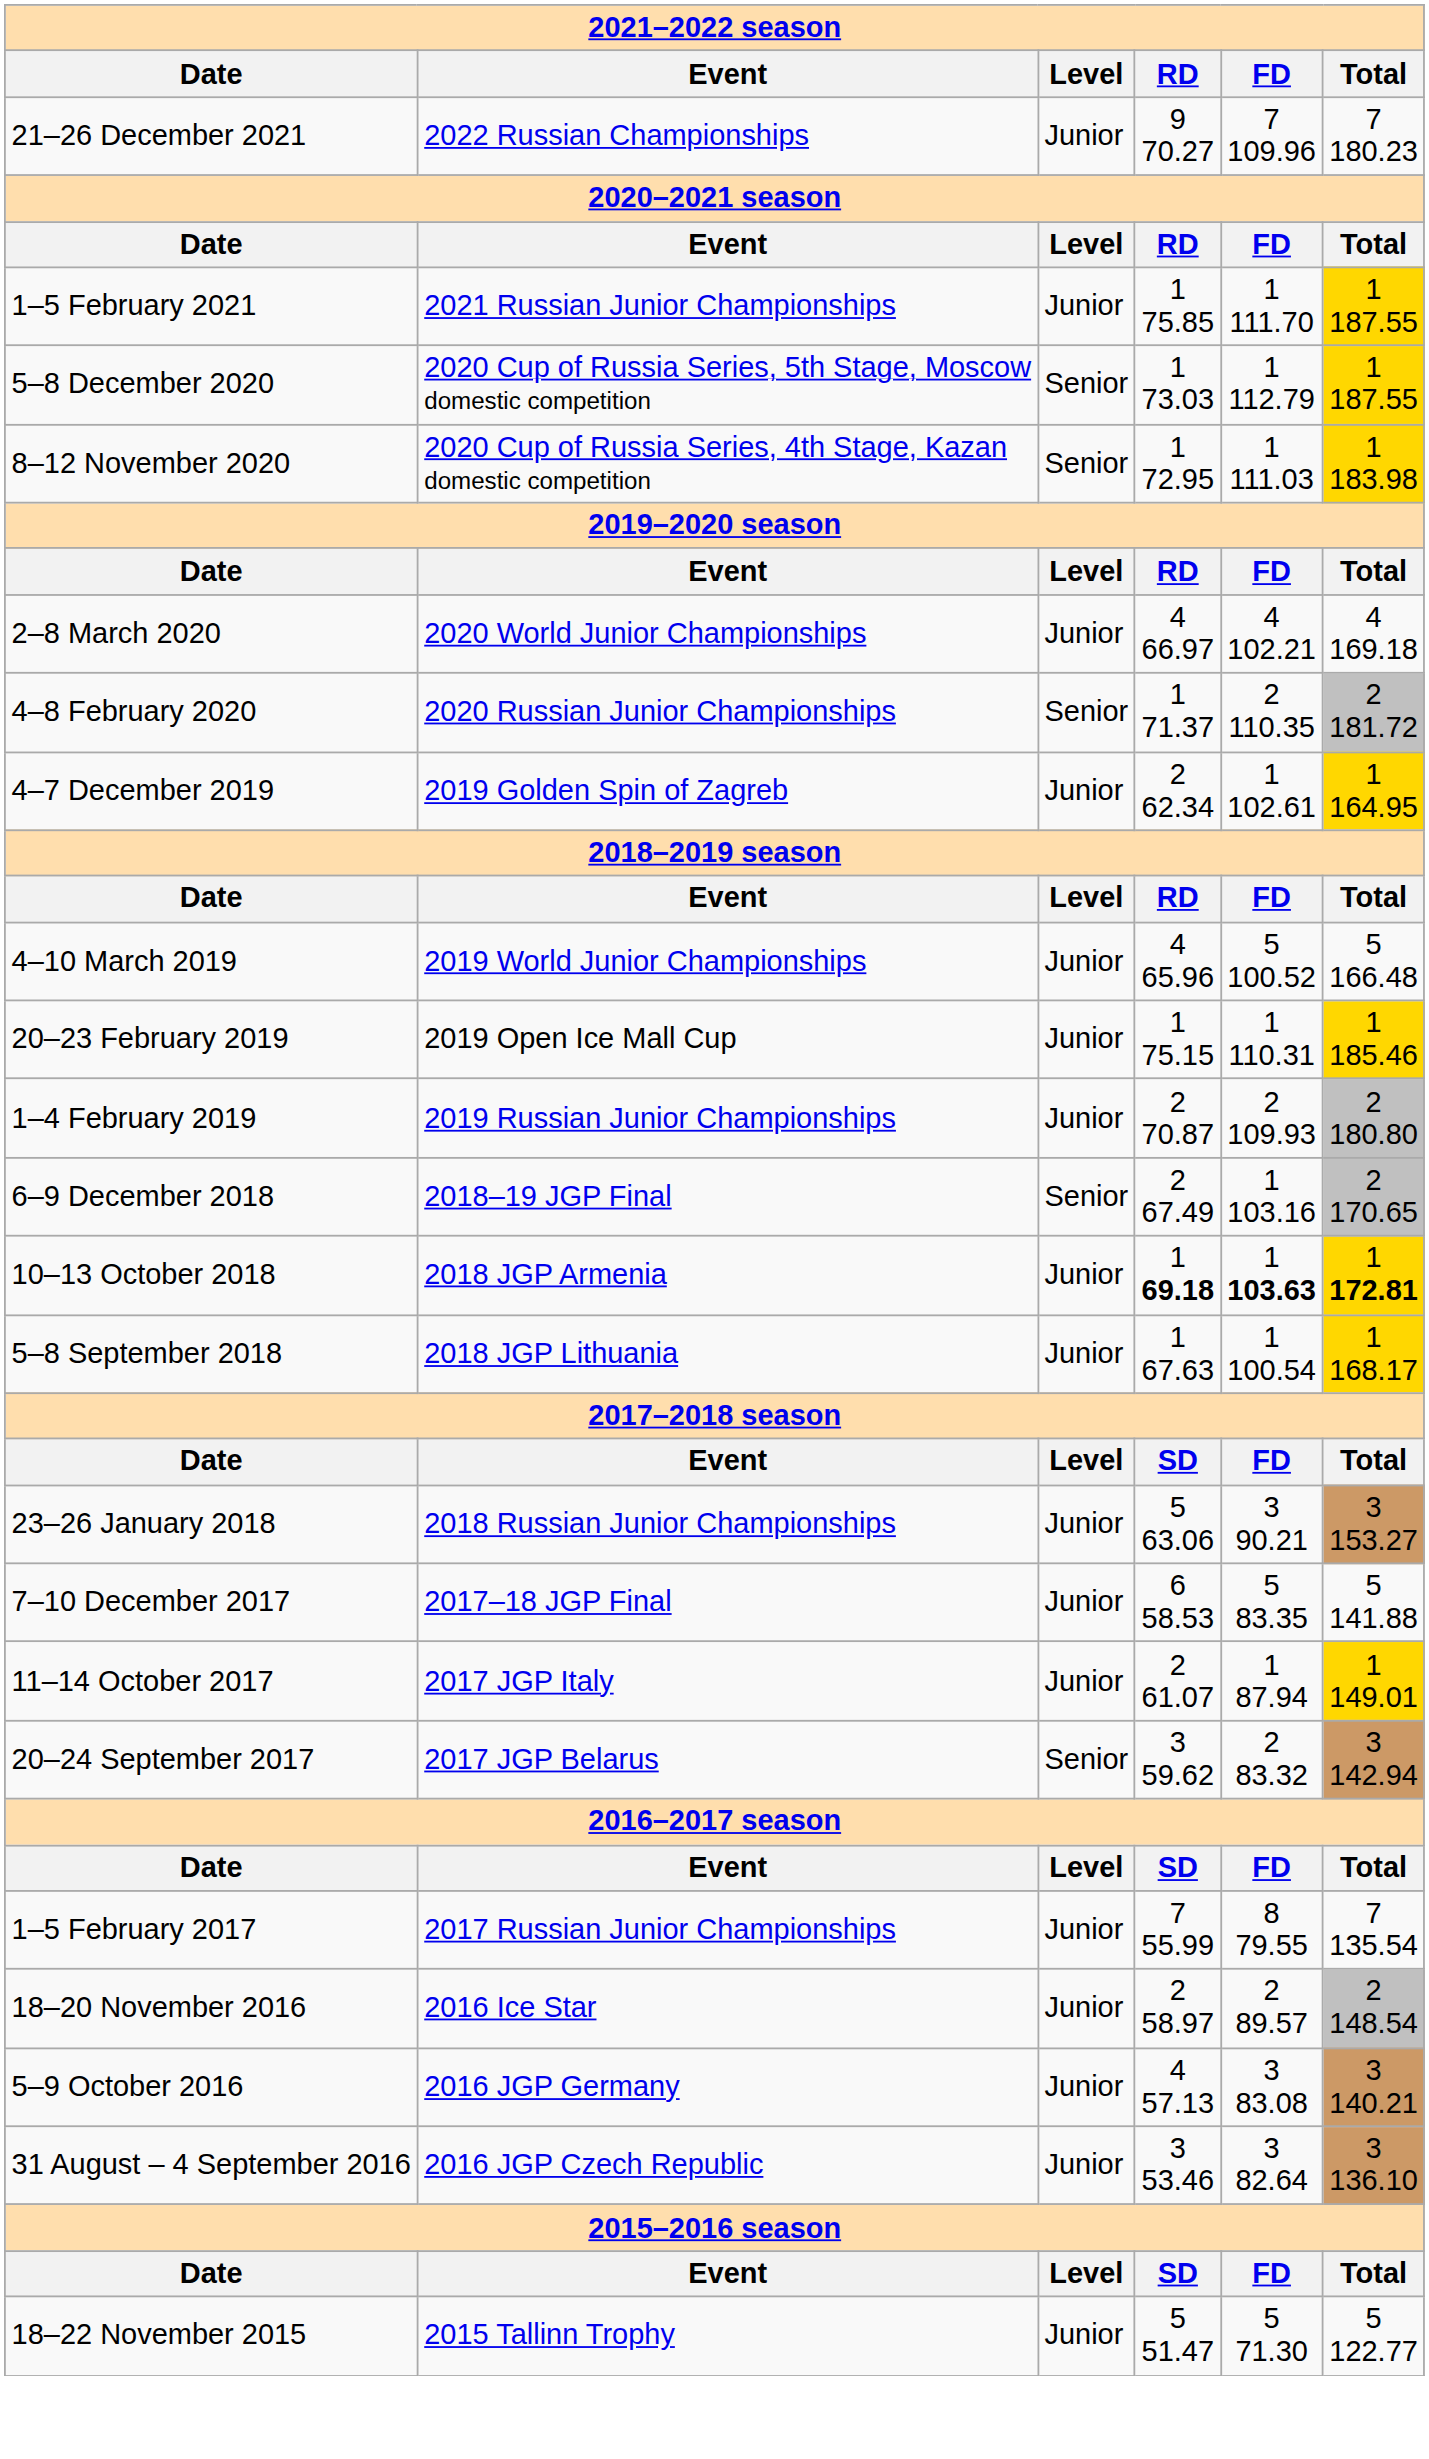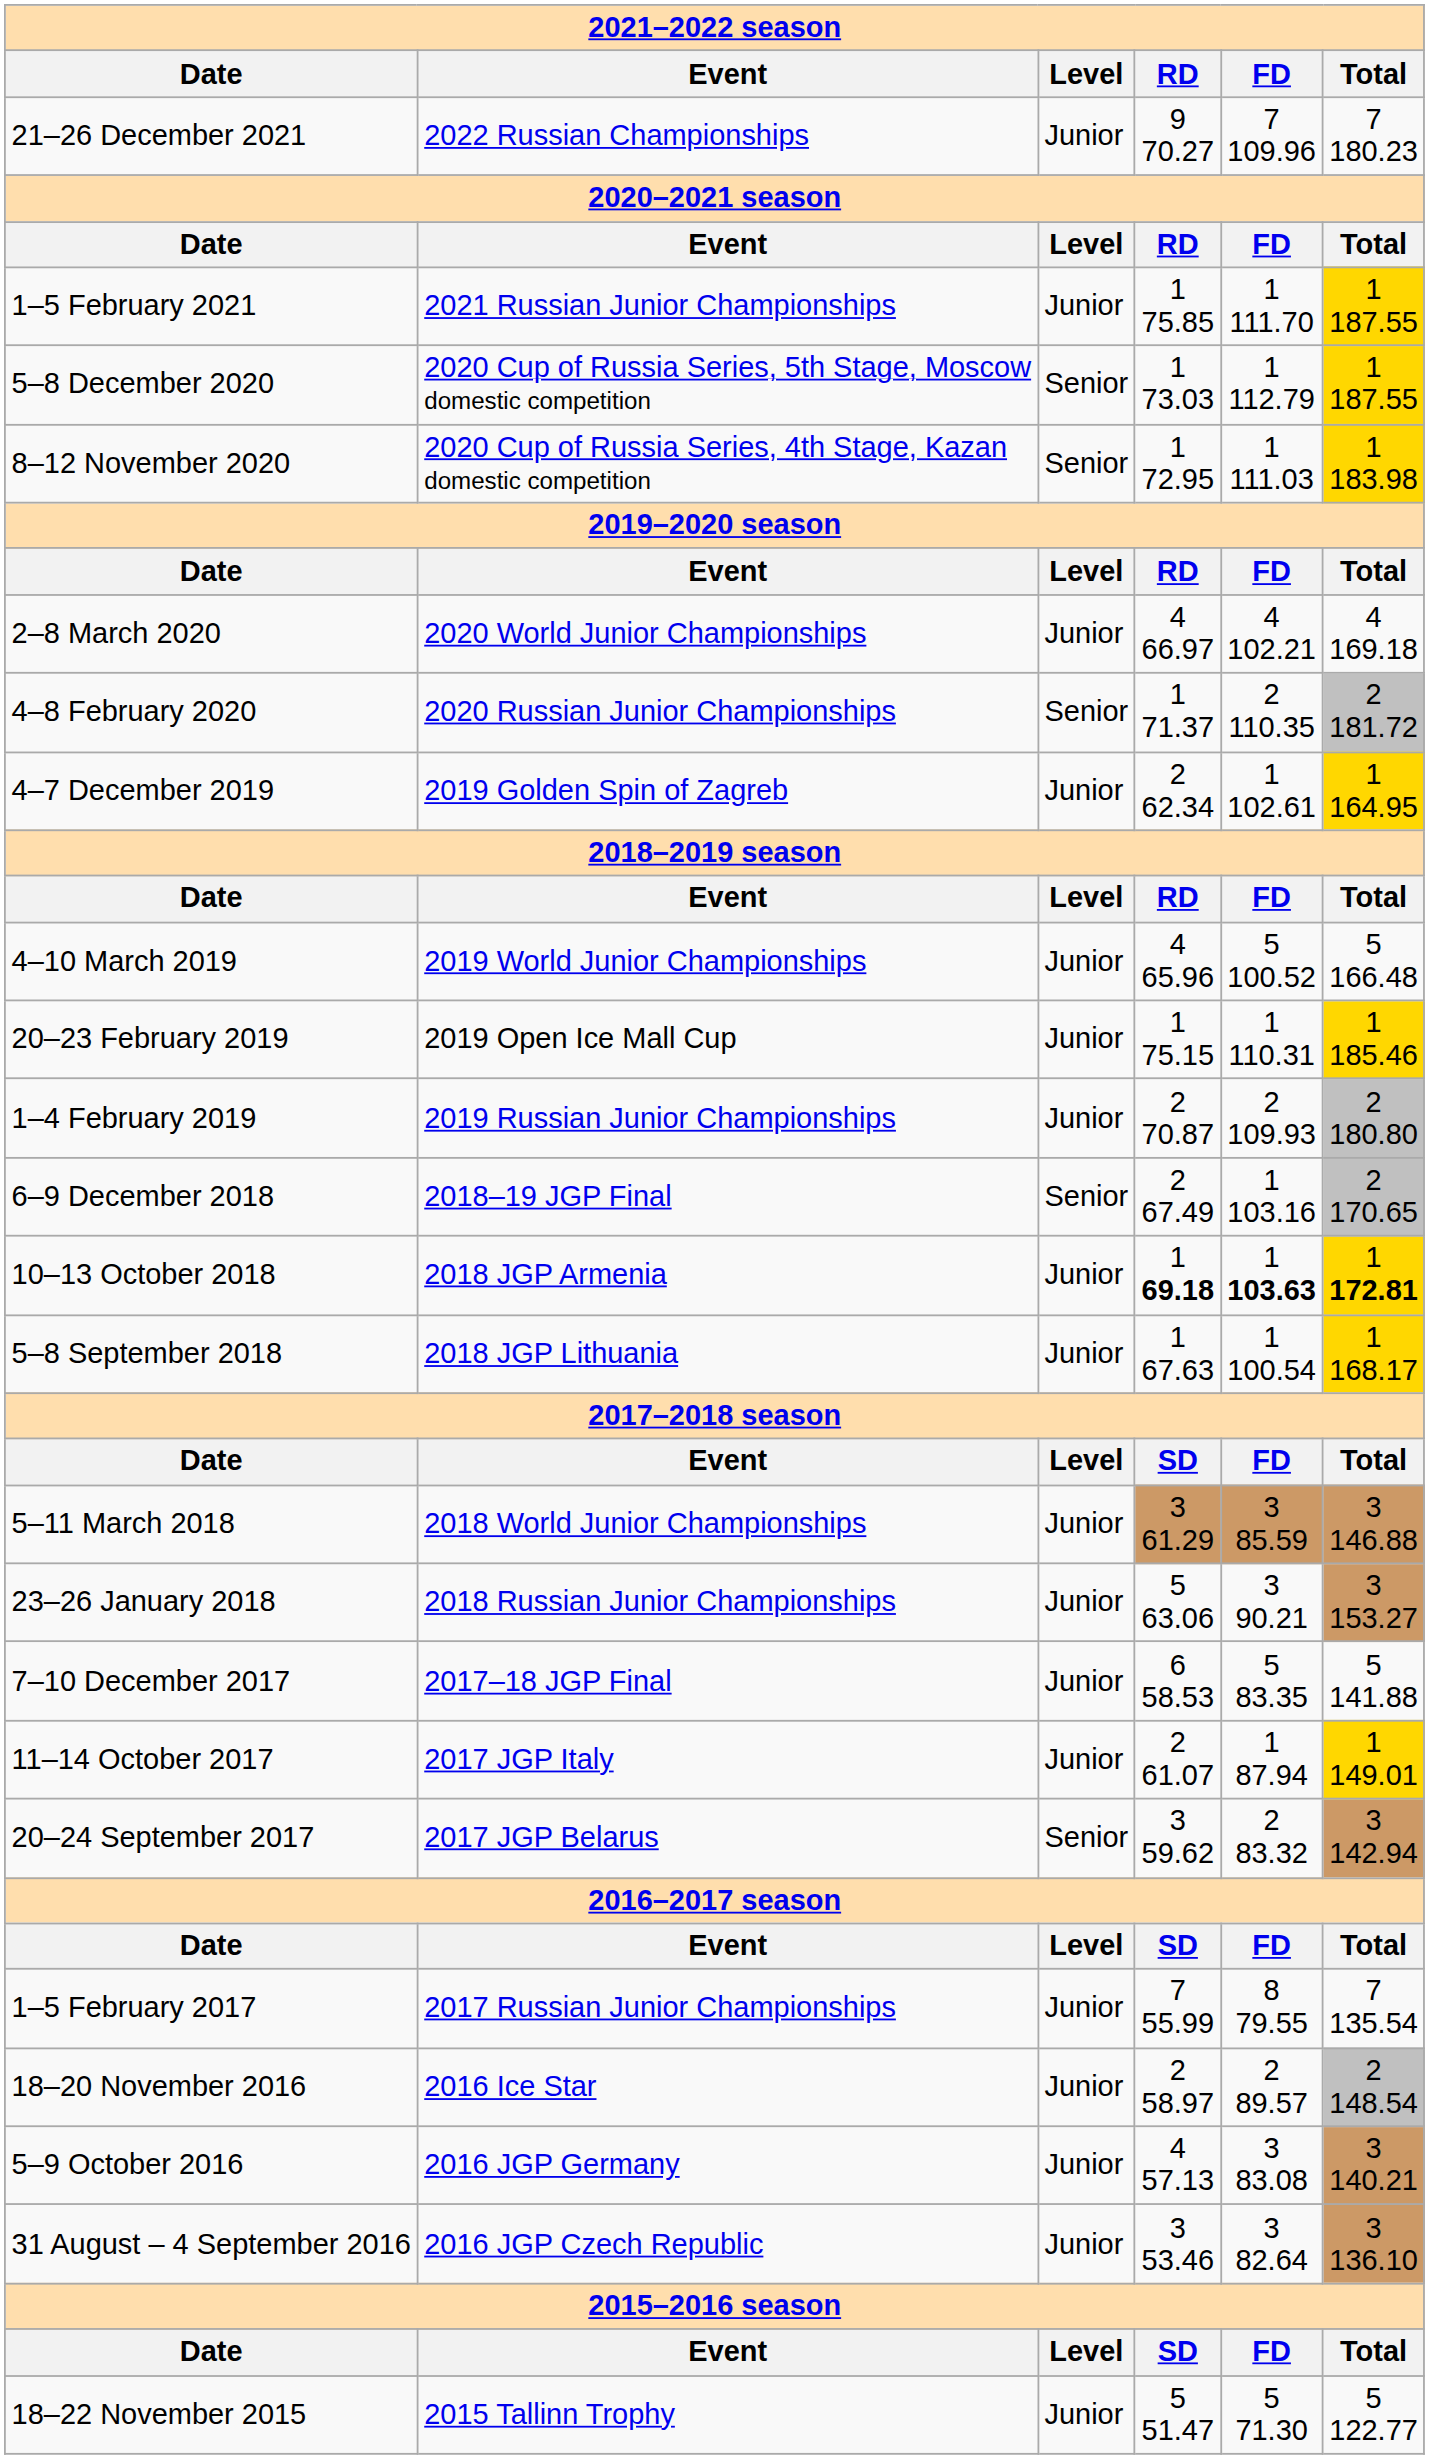+ row: (123, 1523)
